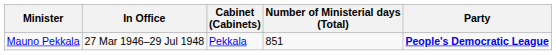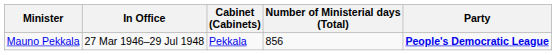(274, 41) 851 -> (274, 41) 856
